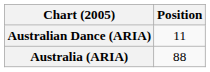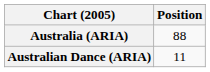rows swapped: (79, 56) <-> (79, 35)
